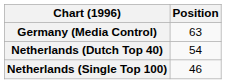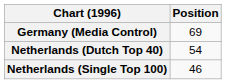(196, 32) 63 -> (196, 32) 69
